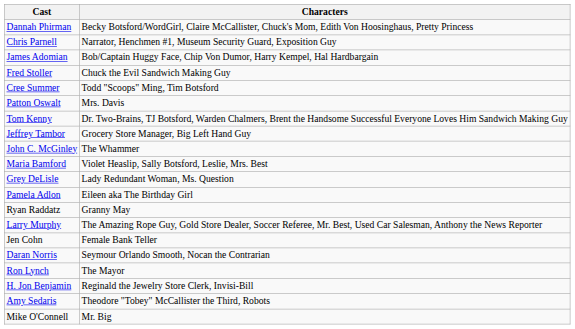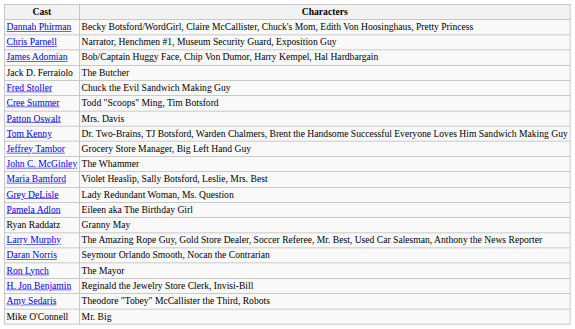+ row: (40, 73)
- row: (25, 240)
